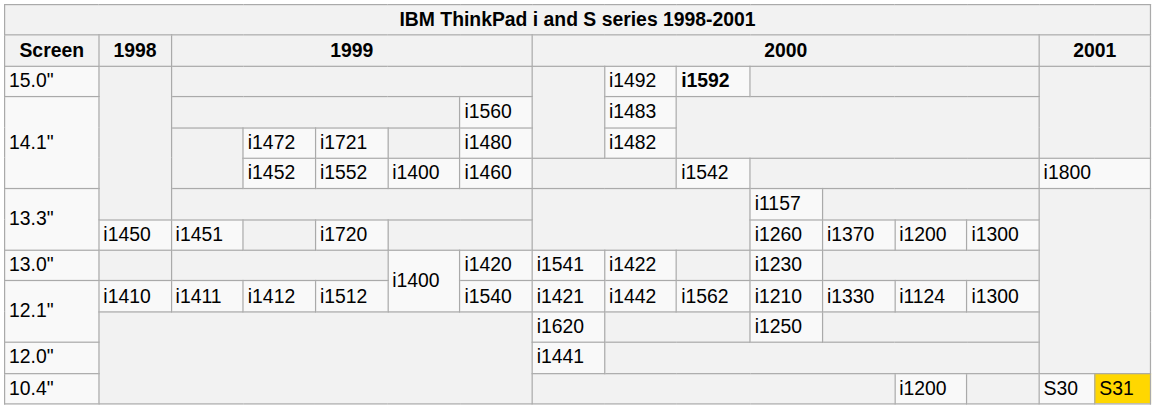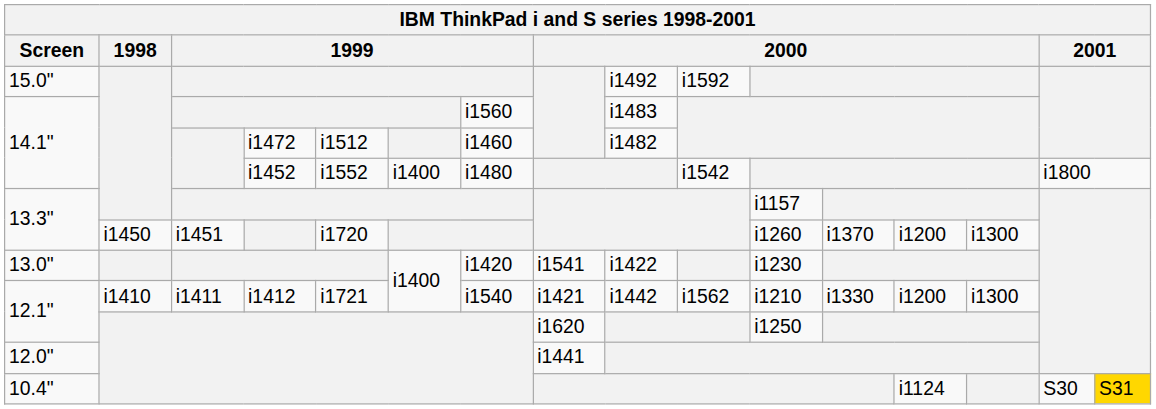(705, 81) bold -> (706, 81) normal
(344, 142) i1721 -> (344, 142) i1512
(488, 142) i1480 -> (489, 142) i1460
(488, 173) i1460 -> (489, 173) i1480
(344, 296) i1512 -> (344, 296) i1721
(922, 296) i1124 -> (922, 296) i1200
(923, 388) i1200 -> (922, 388) i1124
